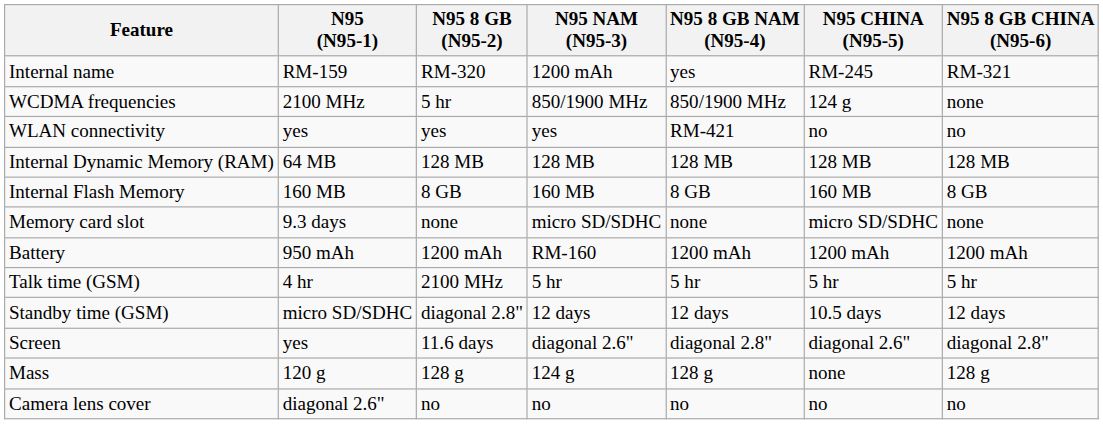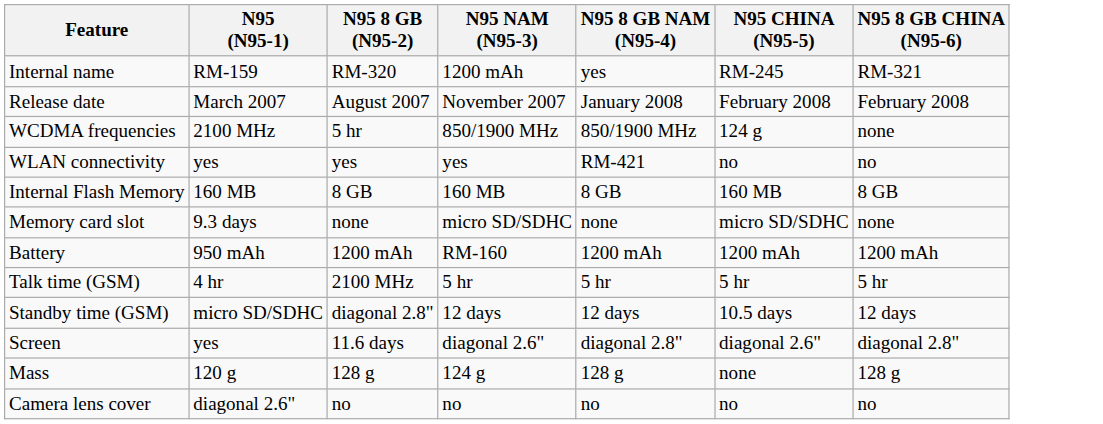+ row: (57, 101)
- row: (141, 161)
